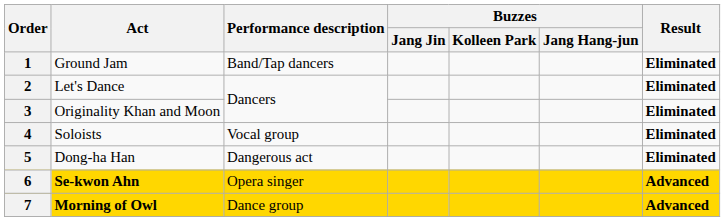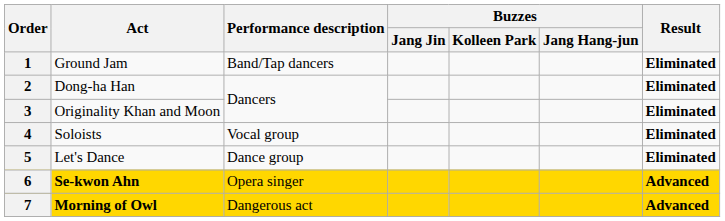(89, 87) Let's Dance -> (95, 87) Dong-ha Han
(95, 157) Dong-ha Han -> (89, 157) Let's Dance
(270, 157) Dangerous act -> (265, 157) Dance group
(265, 205) Dance group -> (270, 205) Dangerous act
